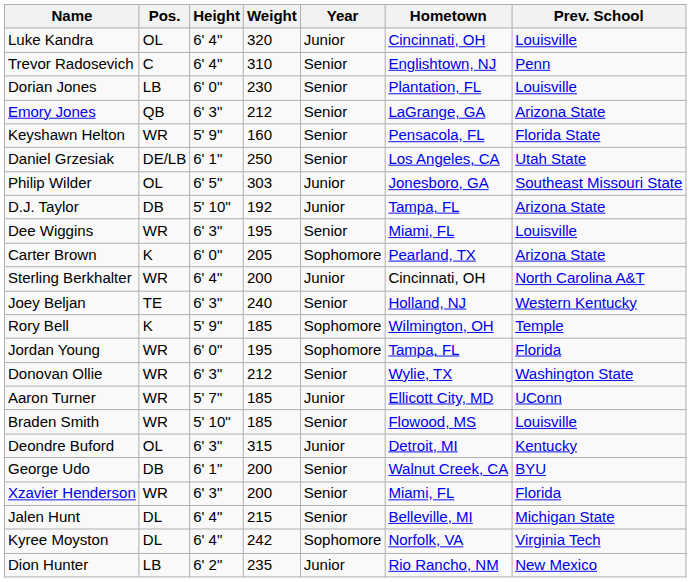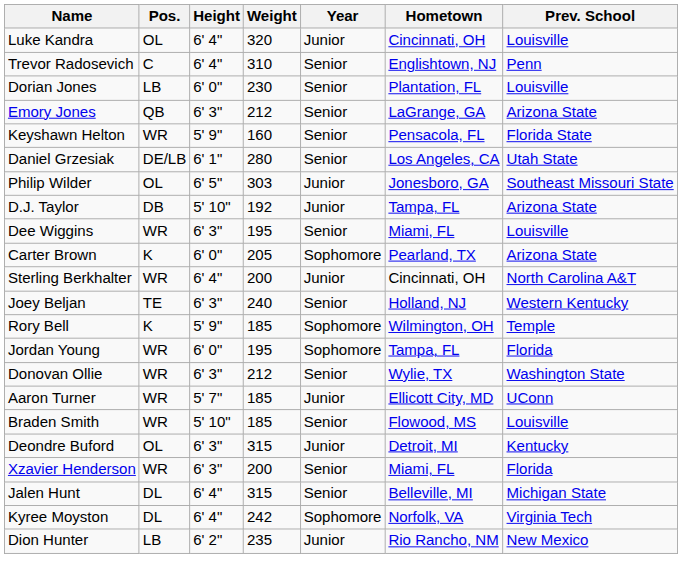(259, 159) 250 -> (259, 159) 280
- row: (49, 469)
(259, 517) 215 -> (259, 493) 315
